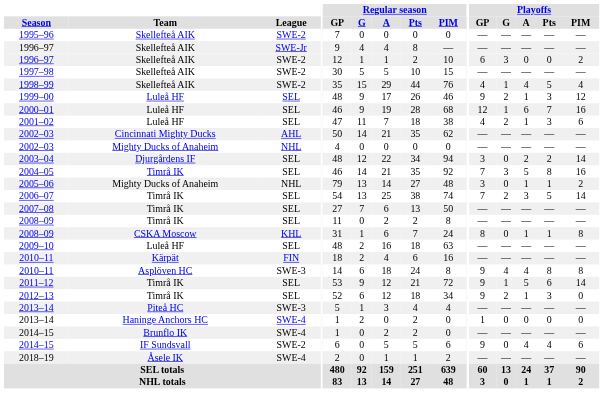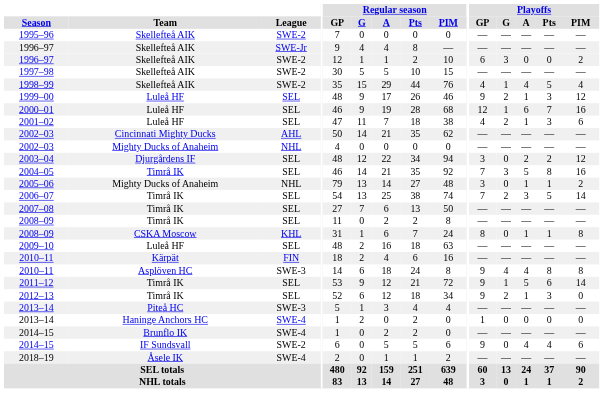(581, 159) 14 -> (581, 159) 12
